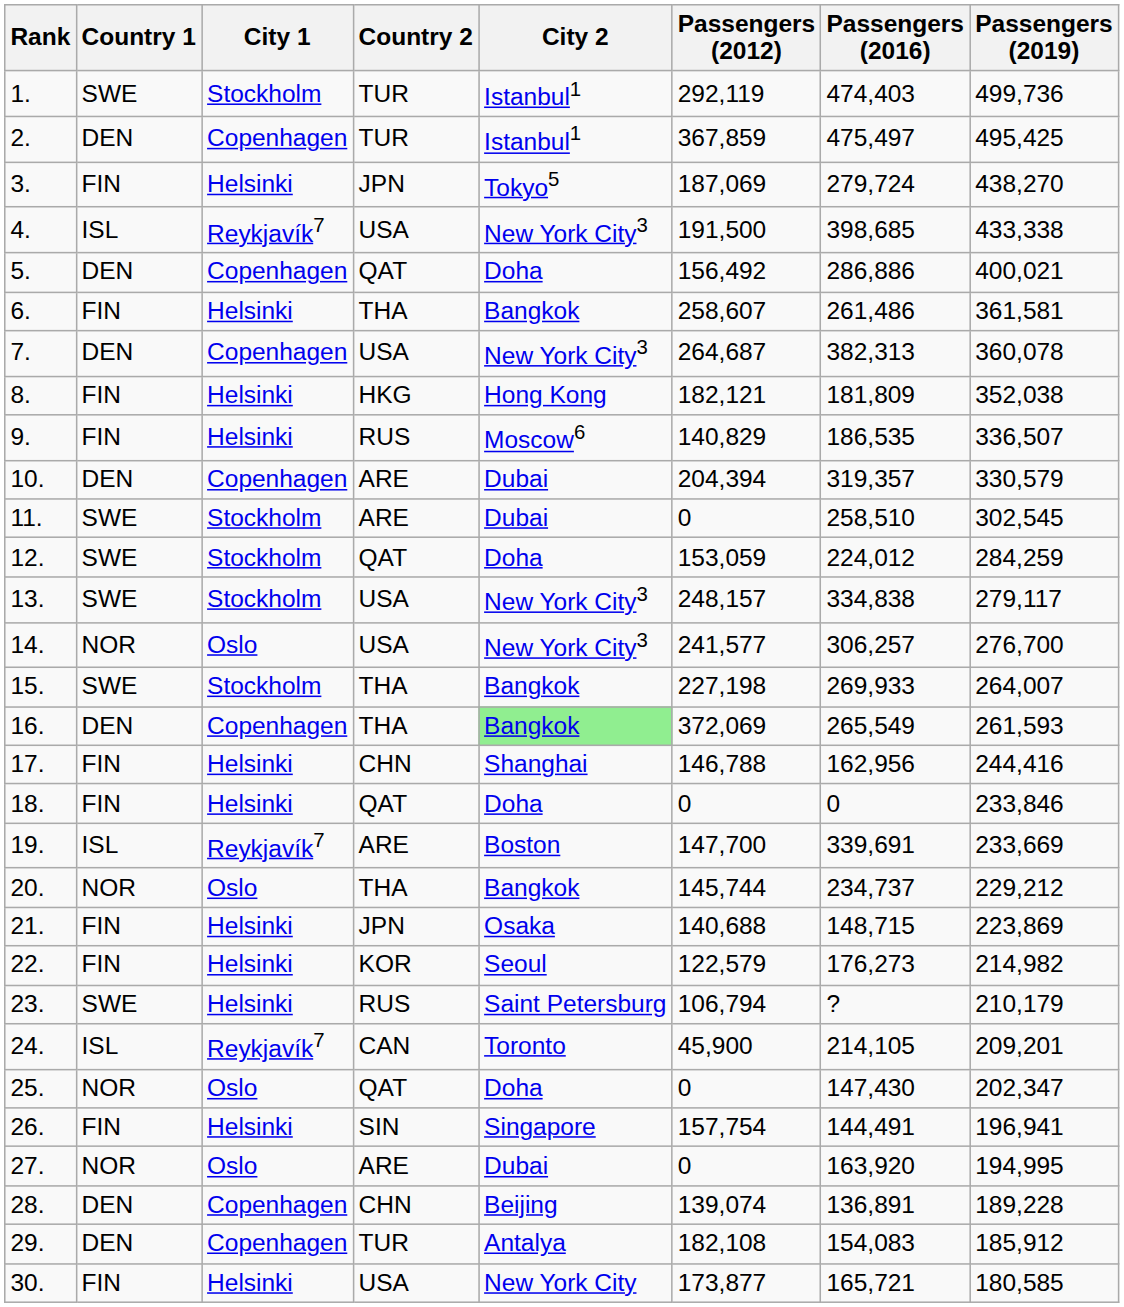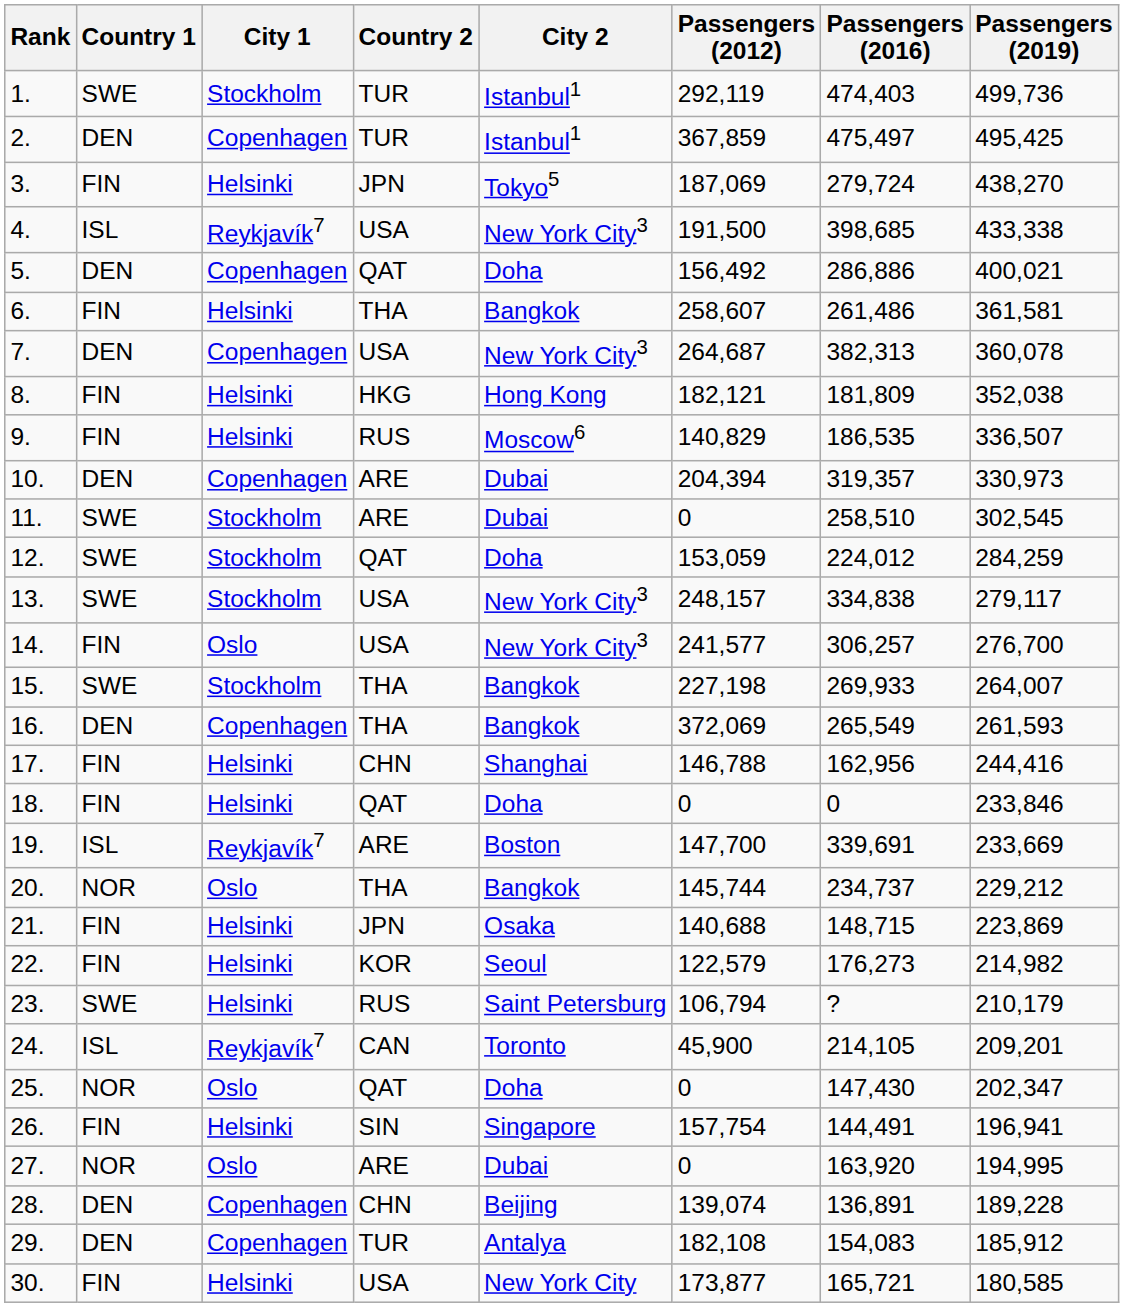(1019, 479) 330,579 -> (1019, 479) 330,973
(109, 644) NOR -> (101, 644) FIN
(532, 725) lightgreen background -> (532, 725) no background
